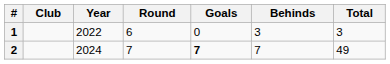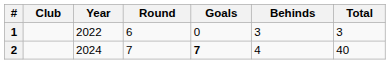(257, 50) 7 -> (257, 50) 4
(343, 50) 49 -> (343, 50) 40
